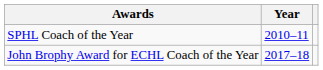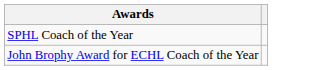- column: (287, 14)
